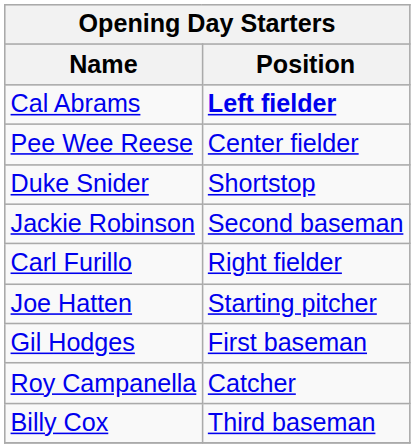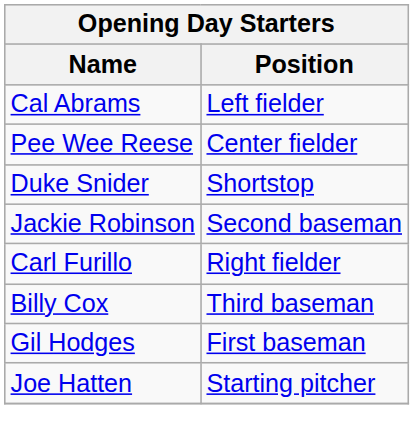(272, 104) bold -> (265, 104) normal
rows swapped: (59, 422) <-> (71, 303)
- row: (103, 382)
